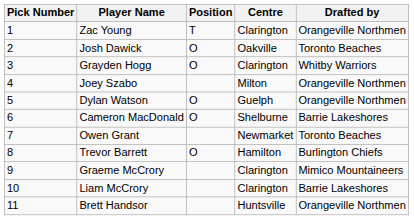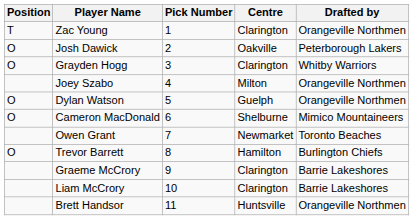columns swapped: (41, 13) <-> (211, 13)
(340, 48) Toronto Beaches -> (350, 48) Peterborough Lakers
(343, 118) Barrie Lakeshores -> (351, 118) Mimico Mountaineers
(351, 170) Mimico Mountaineers -> (343, 170) Barrie Lakeshores
